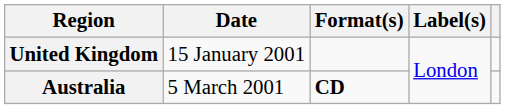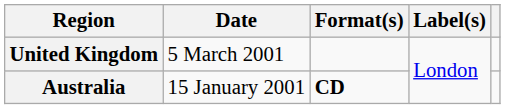(236, 53) 15 January 2001 -> (226, 53) 5 March 2001
(226, 86) 5 March 2001 -> (236, 86) 15 January 2001
